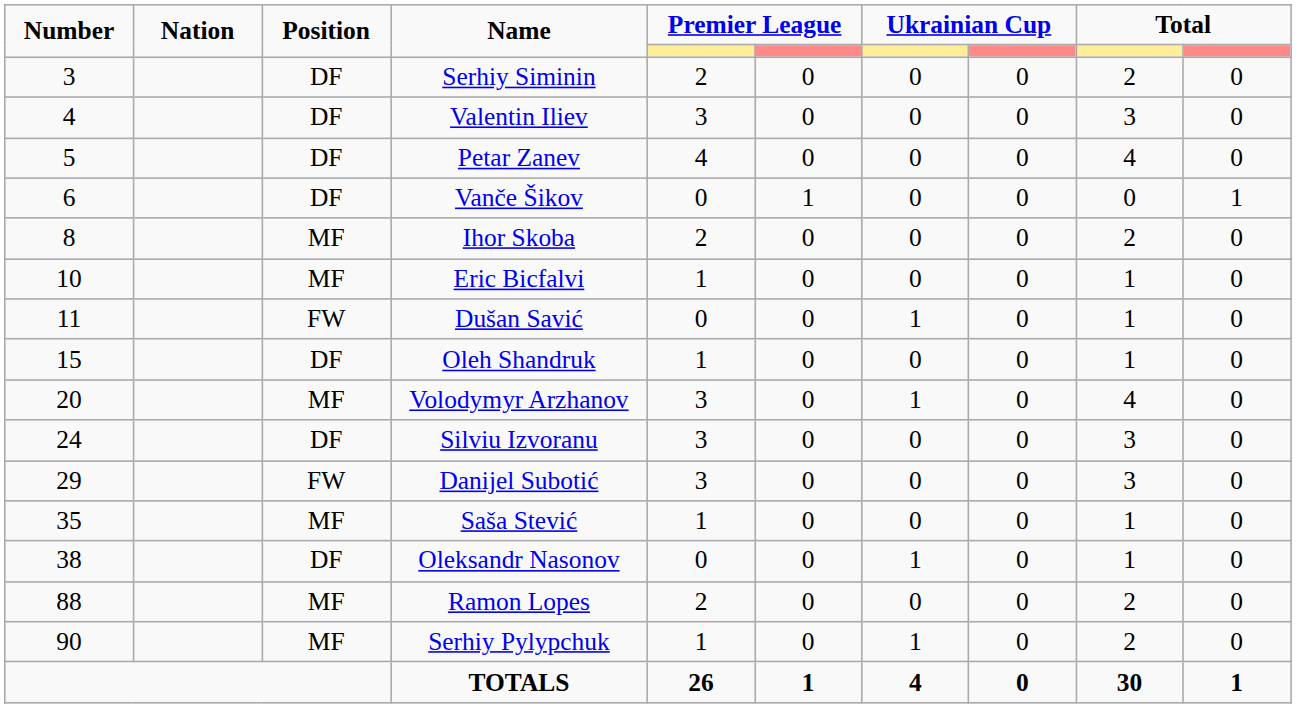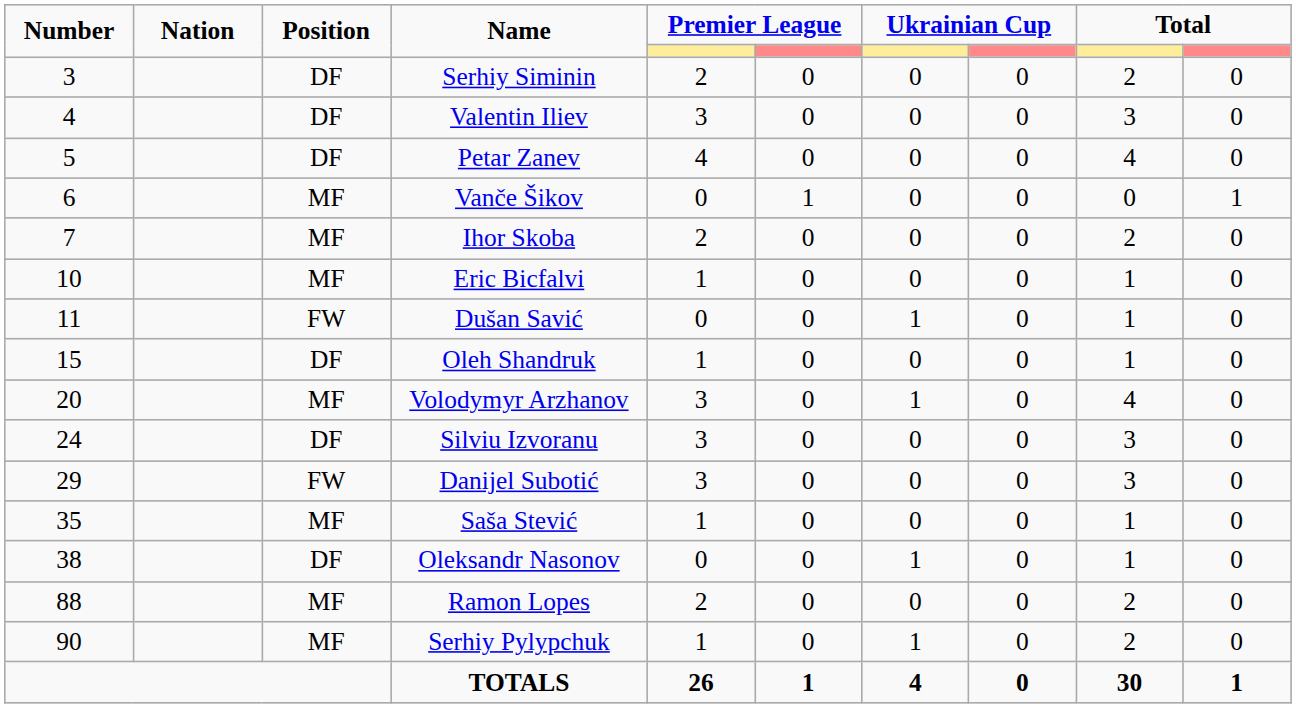(326, 197) DF -> (326, 197) MF
(69, 238) 8 -> (69, 238) 7
